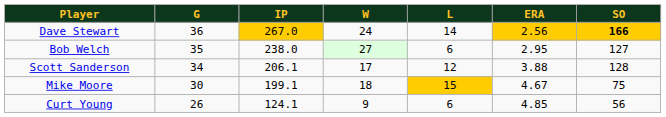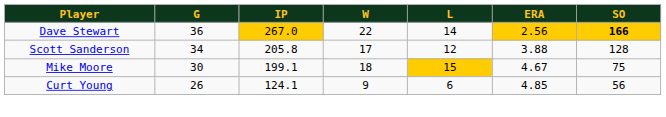(366, 31) 24 -> (366, 31) 22
- row: (79, 49)
(281, 67) 206.1 -> (281, 49) 205.8
